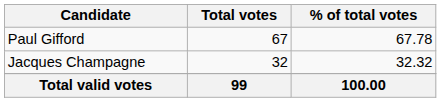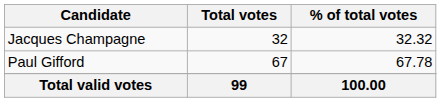rows swapped: (46, 39) <-> (77, 62)
